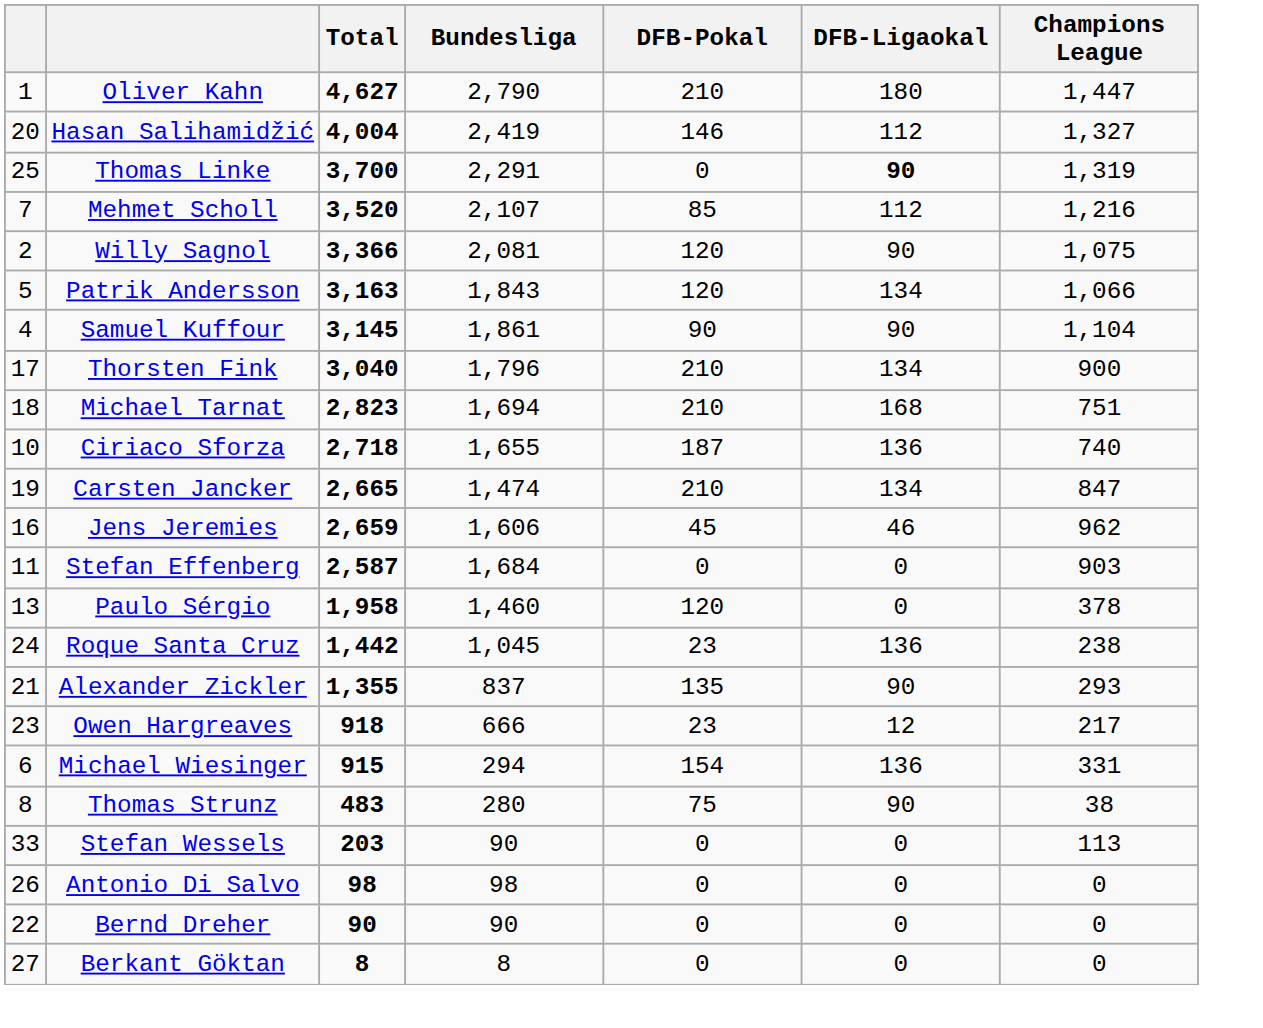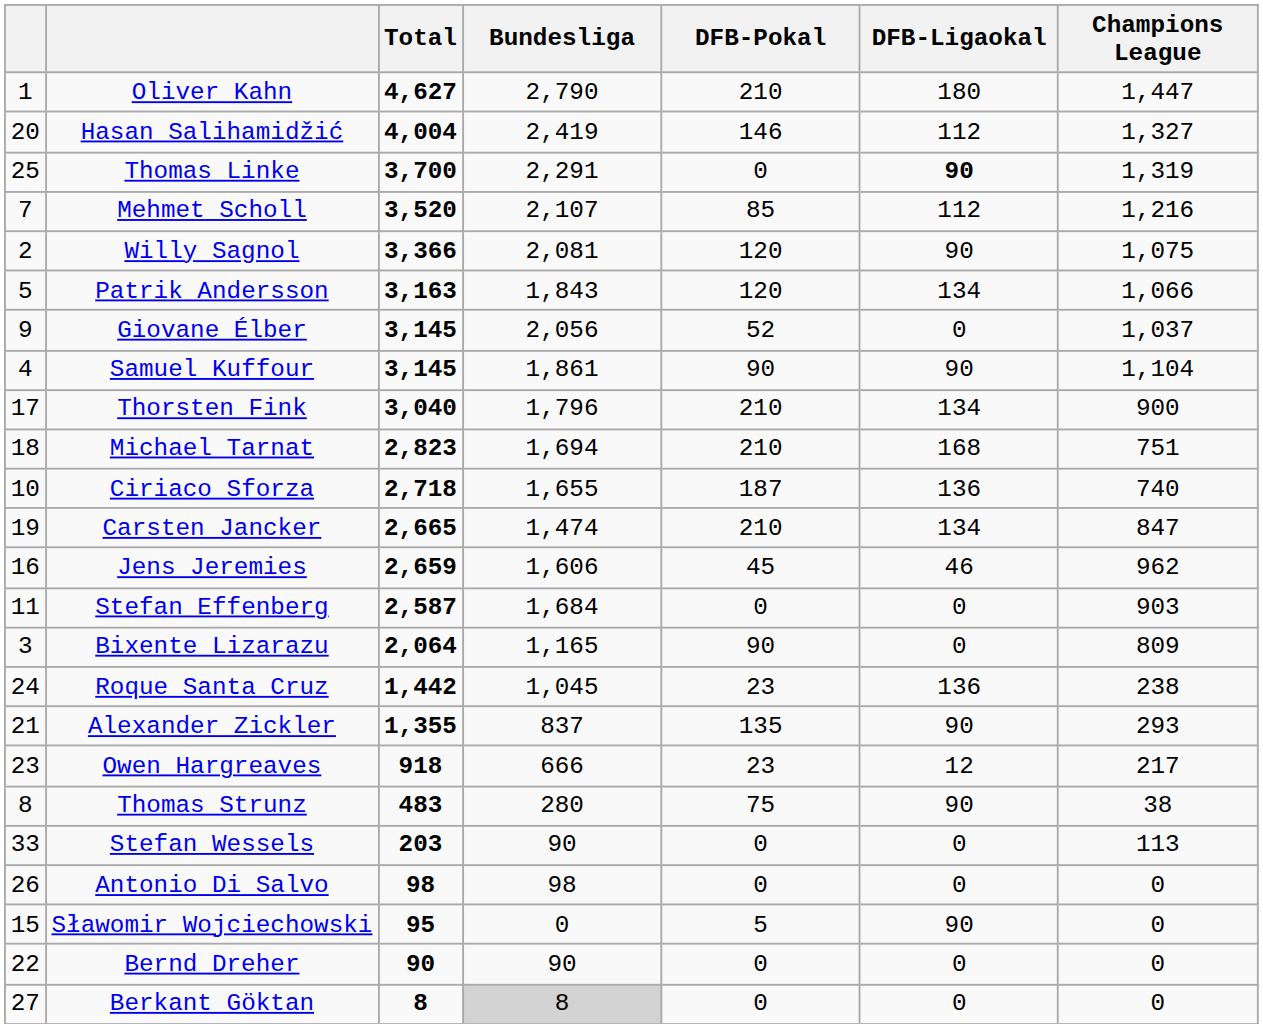+ row: (212, 330)
+ row: (212, 647)
- row: (183, 607)
- row: (183, 766)
+ row: (212, 924)
(504, 964) no background -> (562, 1004) lightgrey background
